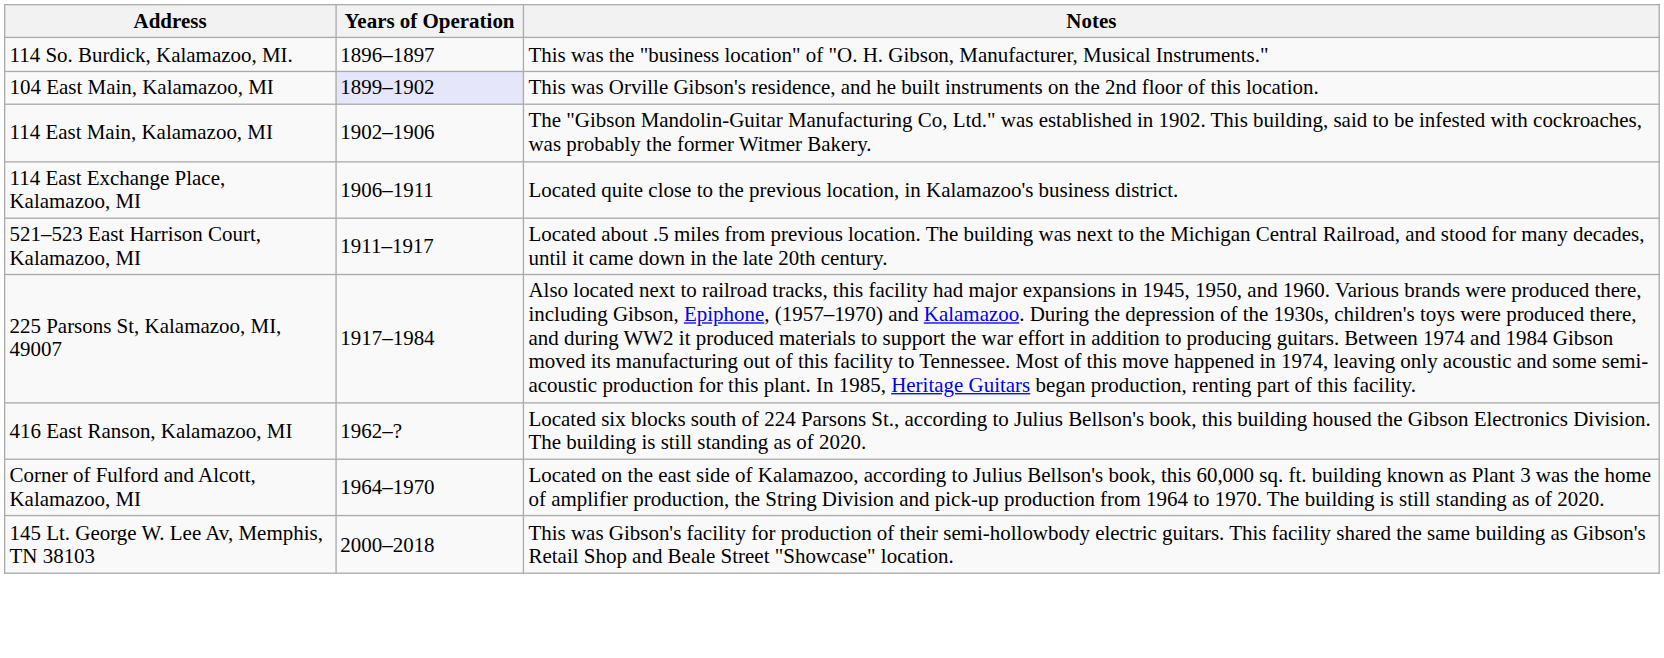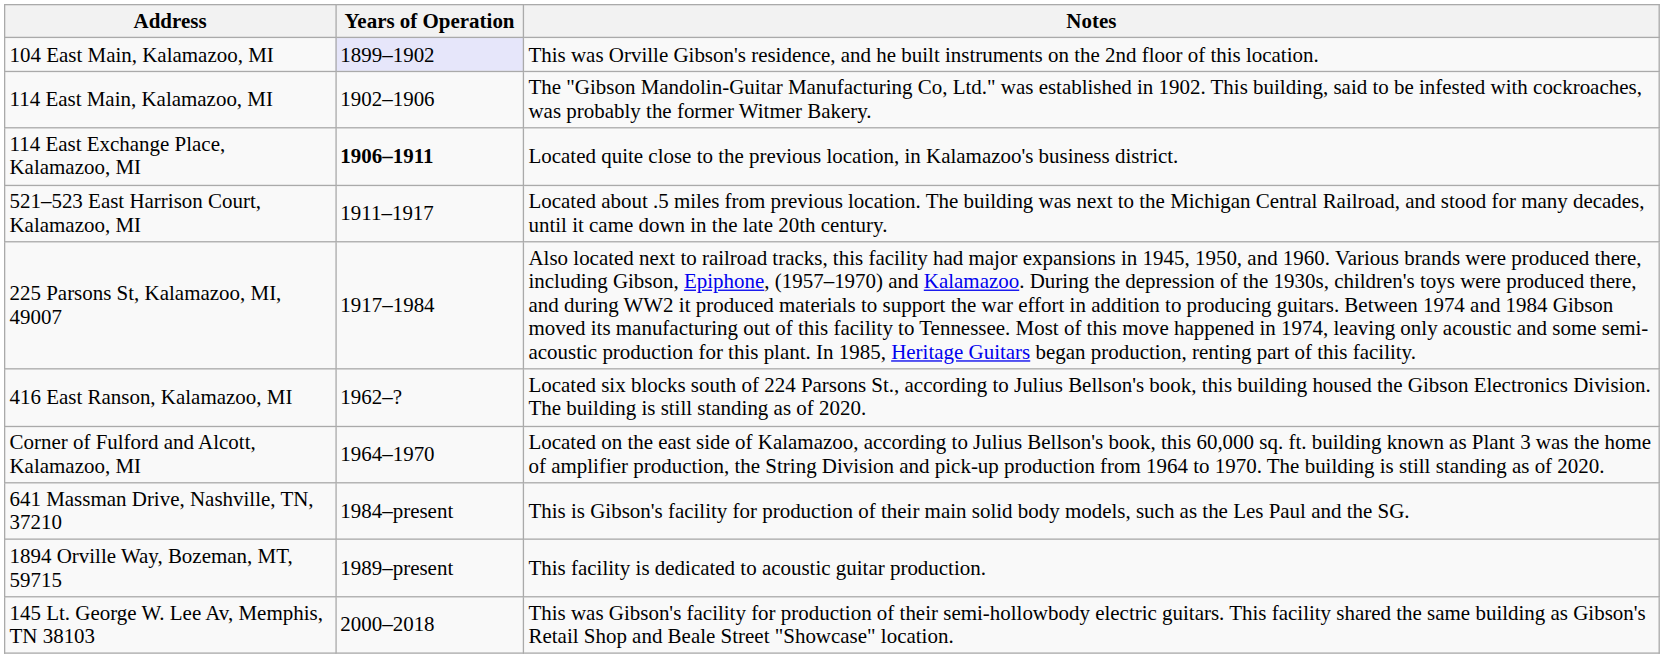- row: (151, 54)
(387, 189) normal -> (387, 156) bold
+ row: (162, 511)
+ row: (151, 567)
